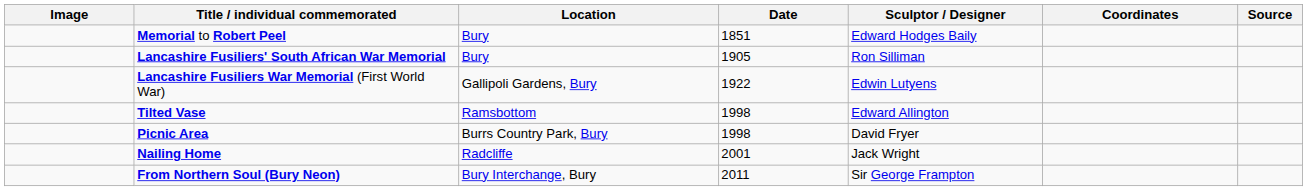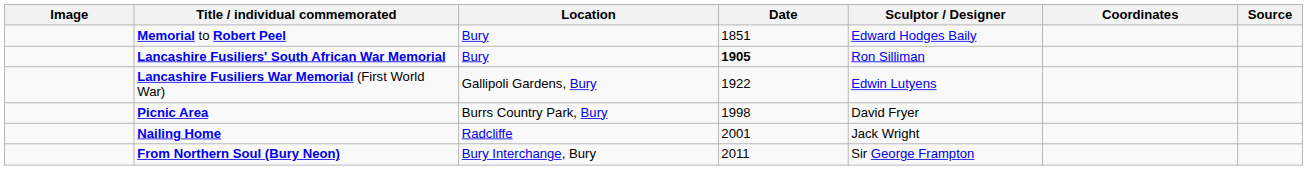(736, 56) normal -> (736, 56) bold
- row: (171, 112)
